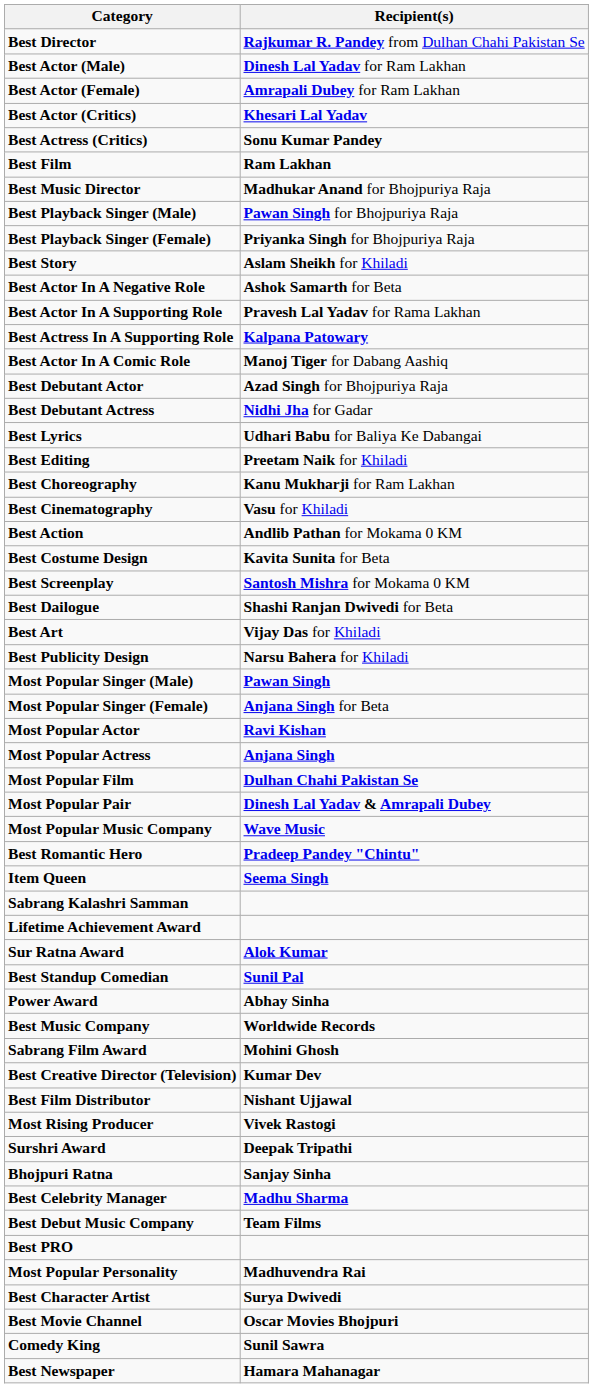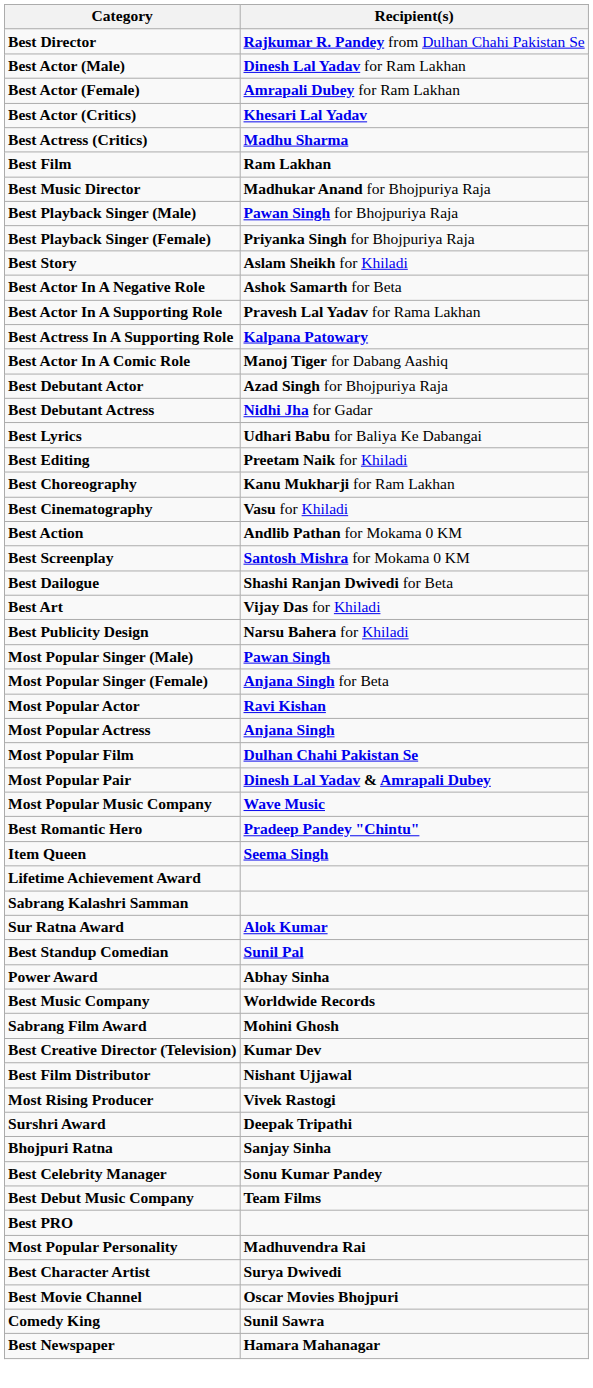(313, 139) Sonu Kumar Pandey -> (296, 139) Madhu Sharma
- row: (78, 558)
rows swapped: (104, 927) <-> (98, 902)
(296, 1198) Madhu Sharma -> (313, 1173) Sonu Kumar Pandey
